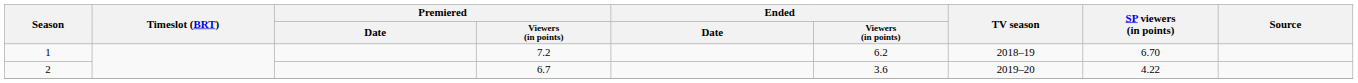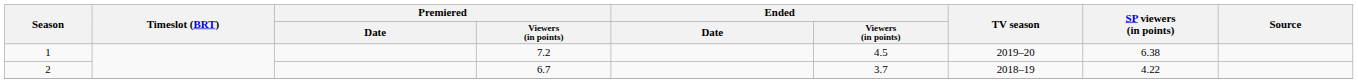(881, 52) 6.2 -> (881, 52) 4.5
(1016, 52) 2018–19 -> (1016, 52) 2019–20
(1151, 52) 6.70 -> (1151, 52) 6.38
(881, 70) 3.6 -> (881, 70) 3.7
(1016, 70) 2019–20 -> (1016, 70) 2018–19
